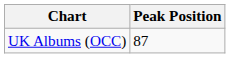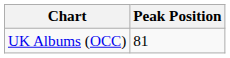(141, 40) 87 -> (141, 40) 81
